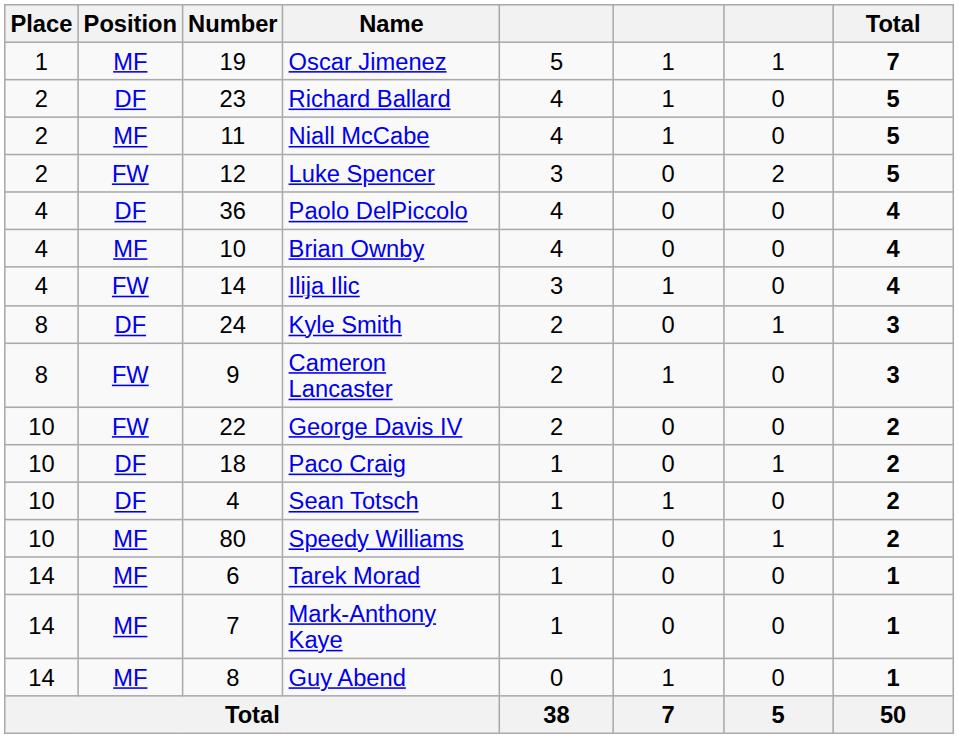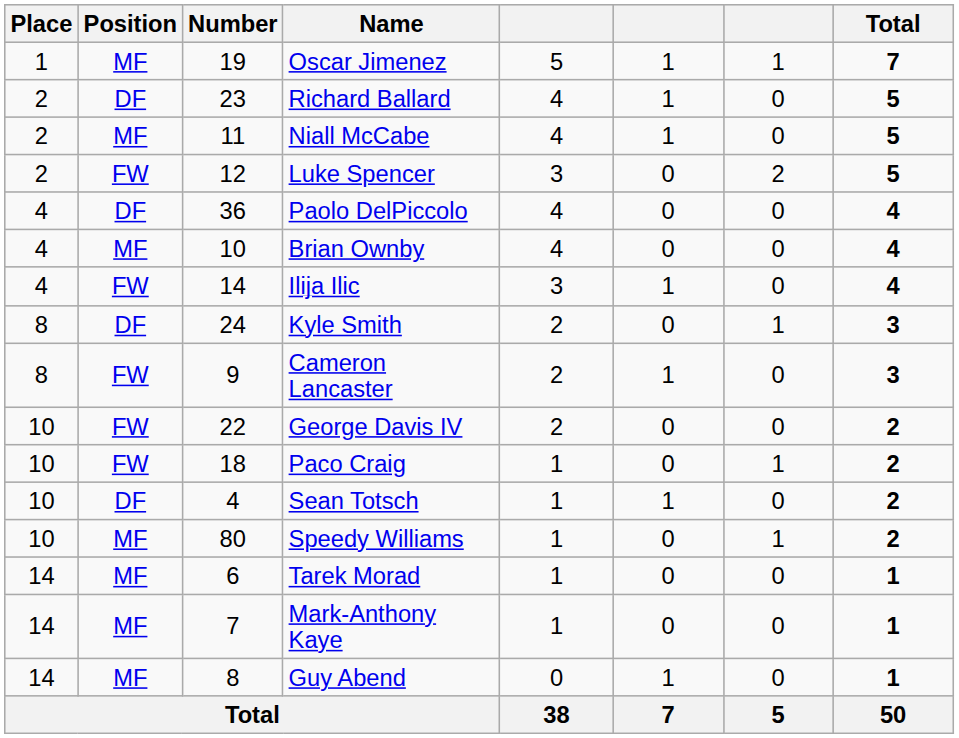(130, 463) DF -> (130, 463) FW
